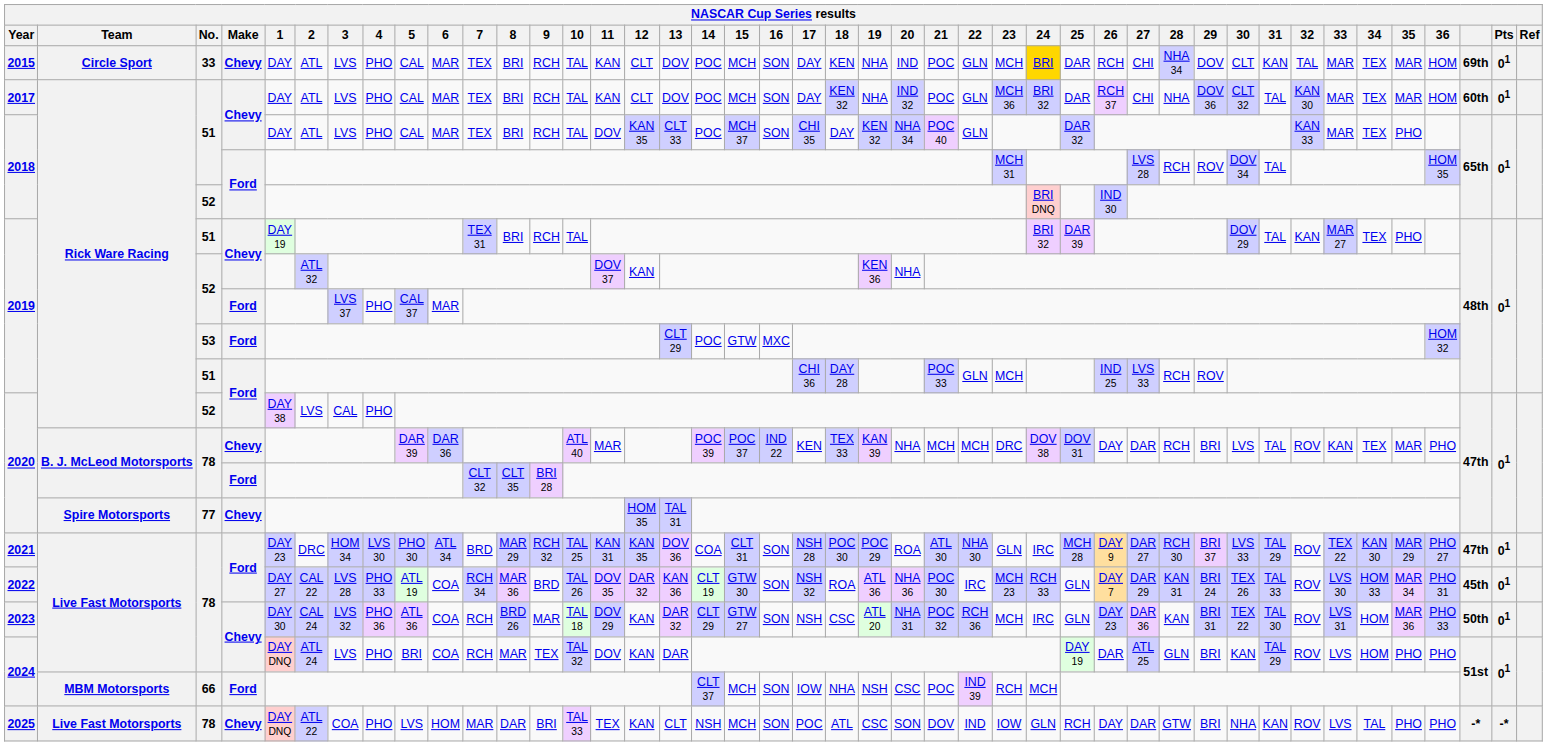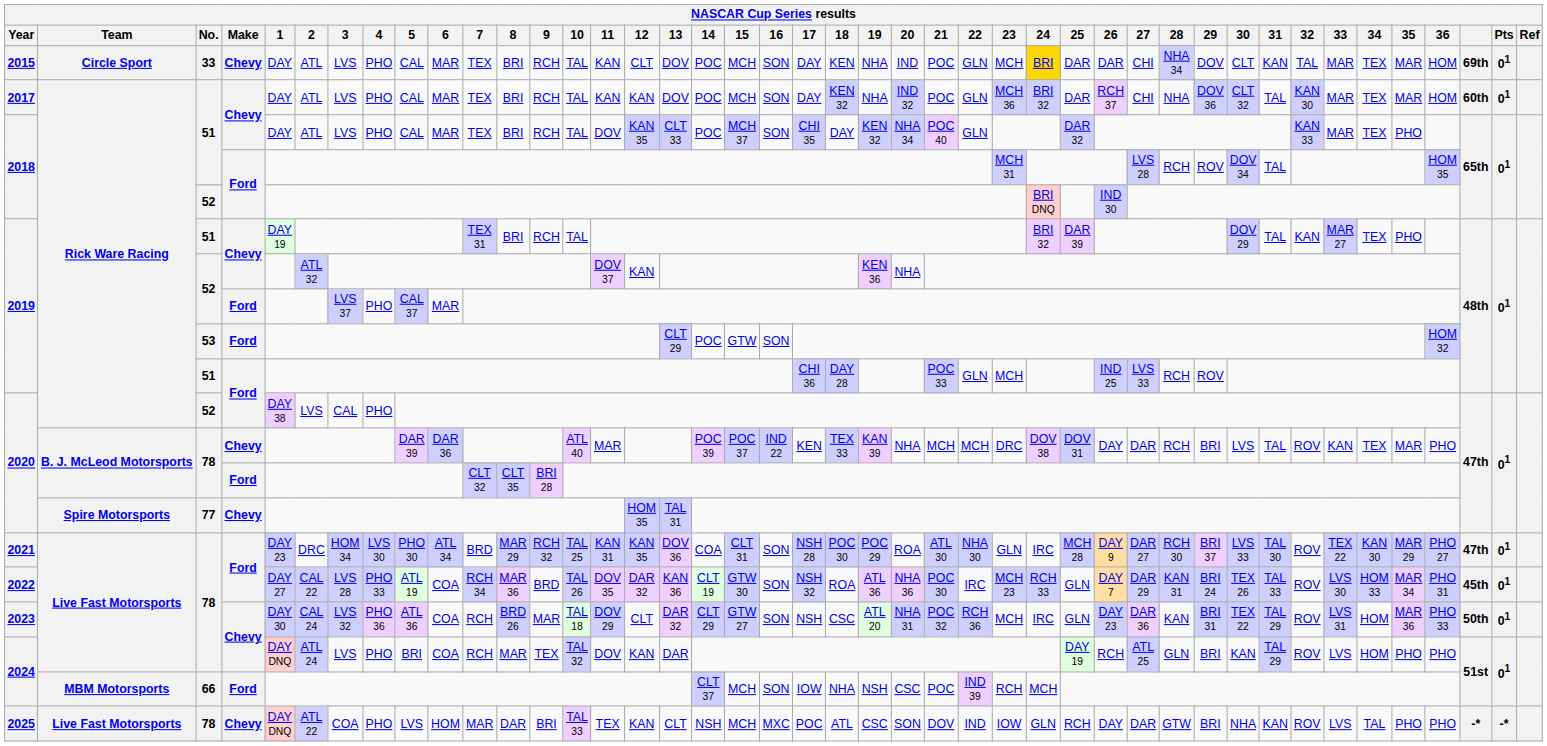(1111, 63) RCH -> (1111, 63) DAR
(642, 97) CLT -> (642, 97) KAN
(776, 341) MXC -> (776, 341) SON
(1275, 549) TAL 29 -> (1275, 549) TAL 30
(642, 619) KAN -> (642, 619) CLT
(1275, 619) TAL 30 -> (1275, 619) TAL 29
(1111, 654) DAR -> (1111, 654) RCH
(776, 724) SON -> (776, 724) MXC
